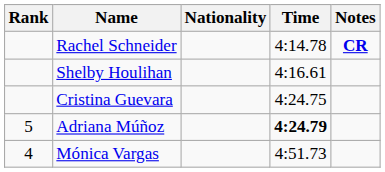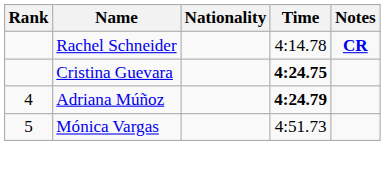- row: (114, 72)
(301, 99) normal -> (301, 72) bold
(28, 126) 5 -> (28, 99) 4
(28, 153) 4 -> (28, 126) 5
